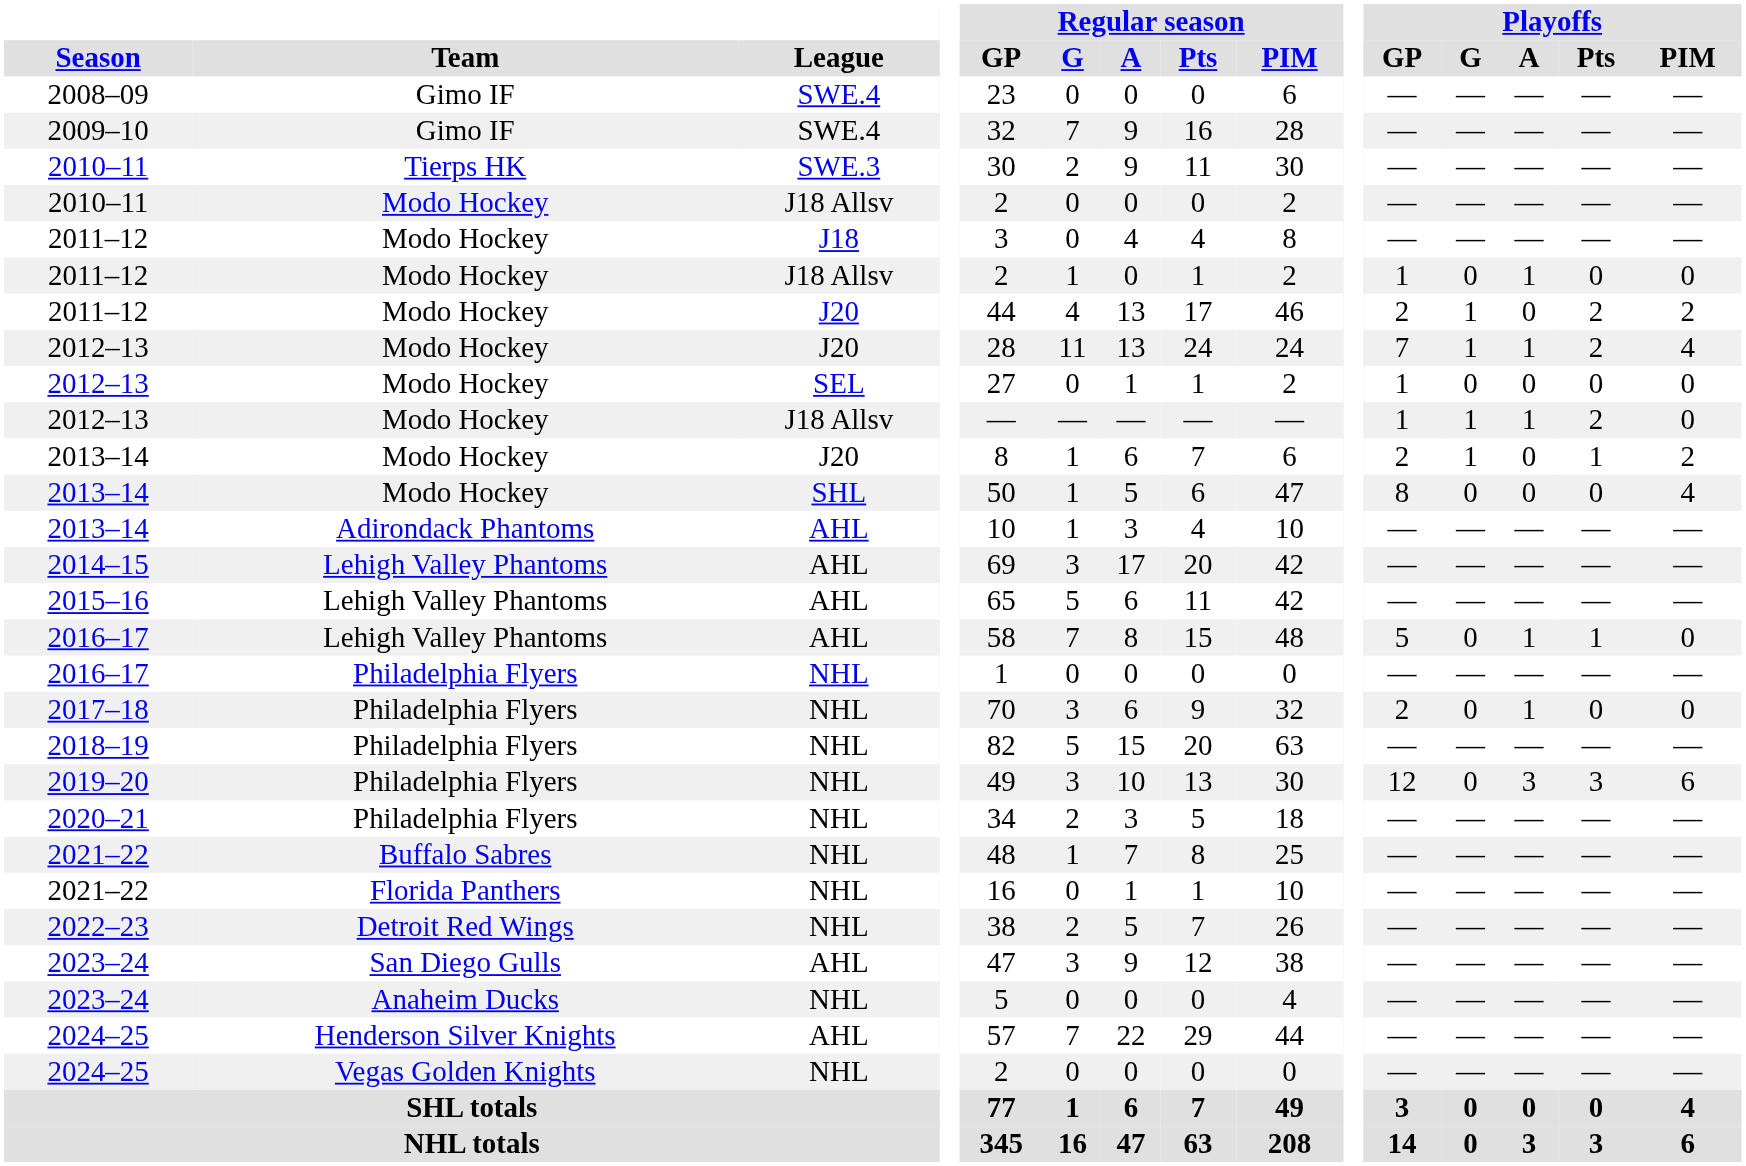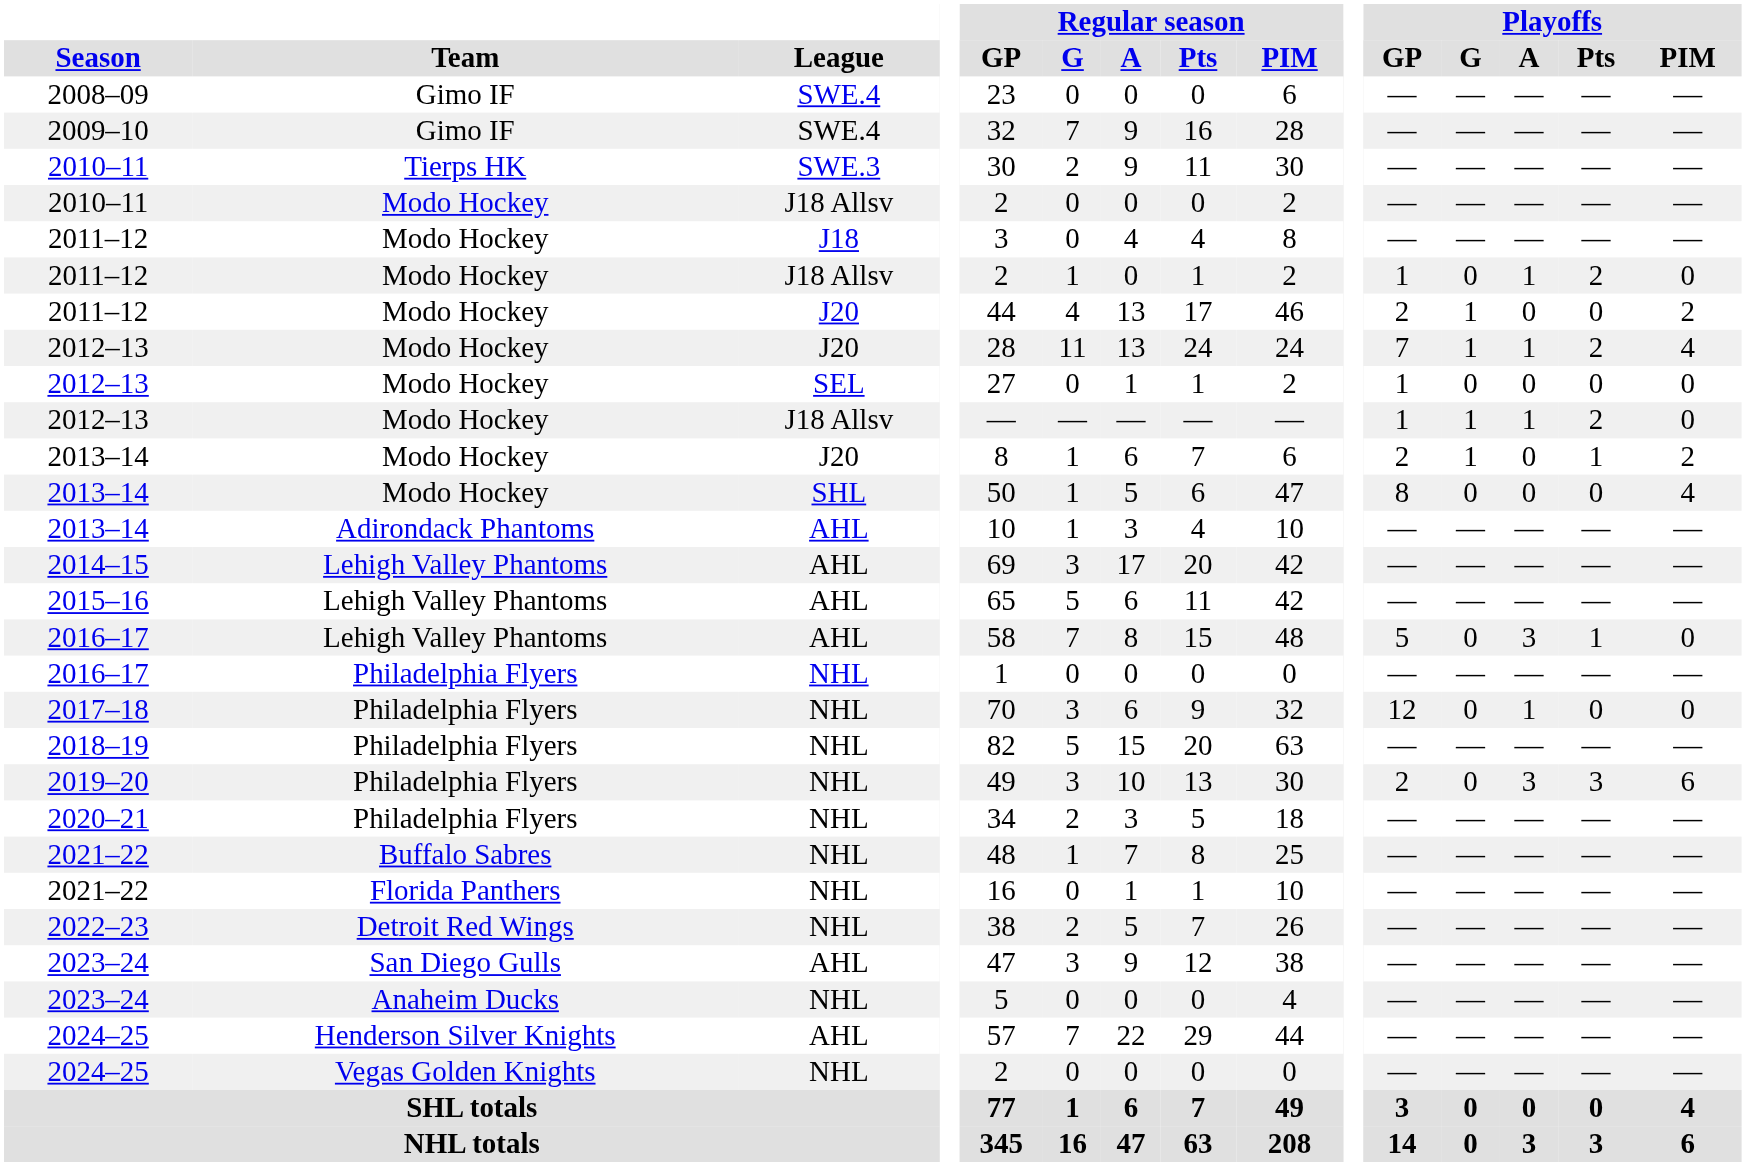(1596, 275) 0 -> (1596, 275) 2
(1596, 311) 2 -> (1596, 311) 0
(1529, 637) 1 -> (1529, 637) 3
(1402, 709) 2 -> (1402, 709) 12
(1402, 781) 12 -> (1402, 781) 2
